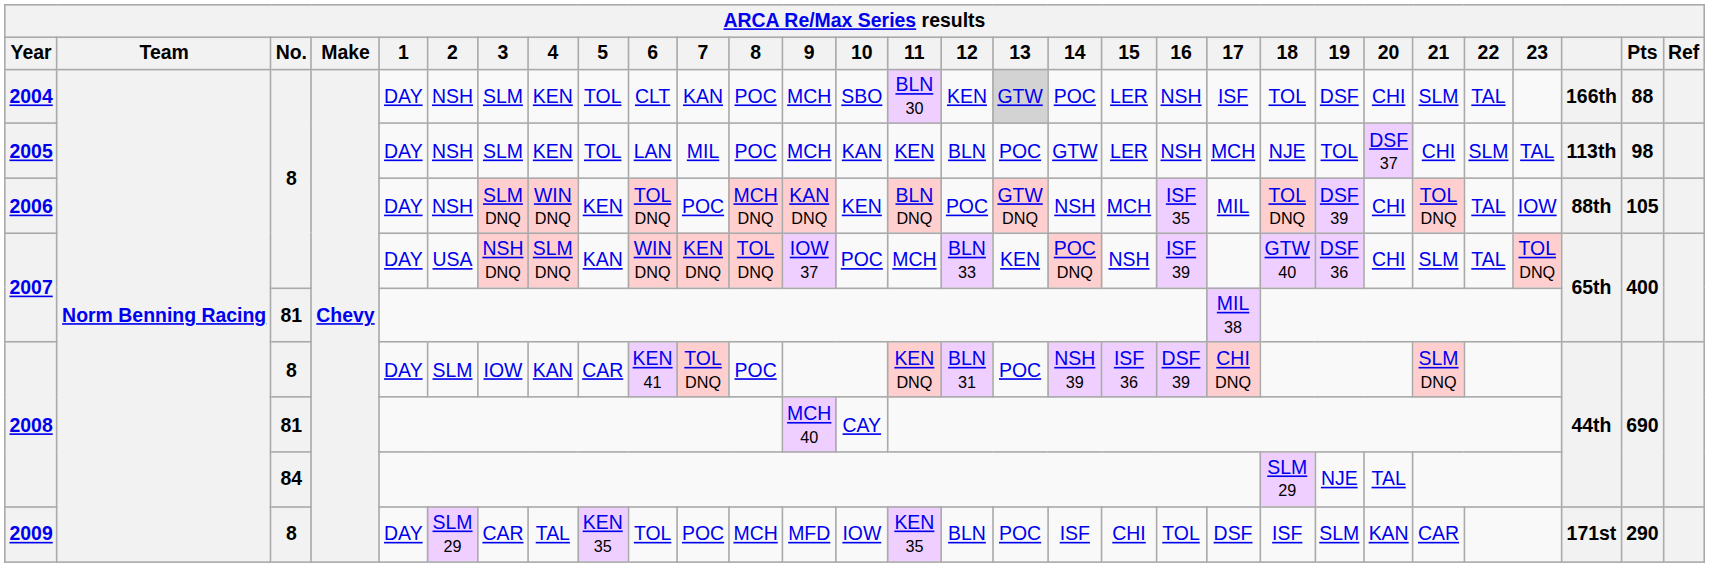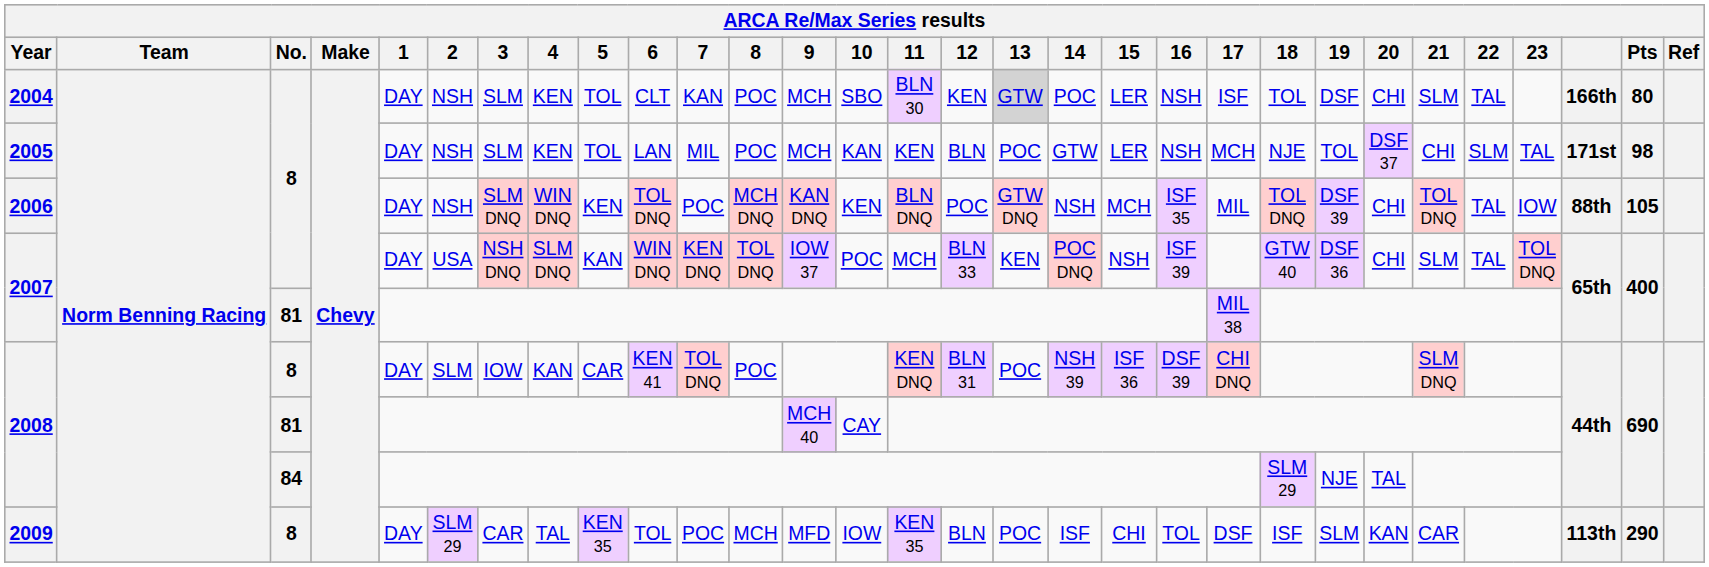(1642, 96) 88 -> (1642, 96) 80
(1591, 151) 113th -> (1591, 151) 171st
(1591, 534) 171st -> (1591, 534) 113th
